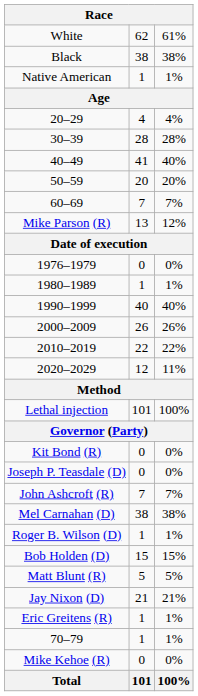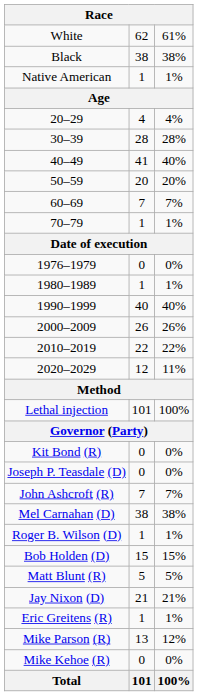rows swapped: (67, 639) <-> (67, 222)
